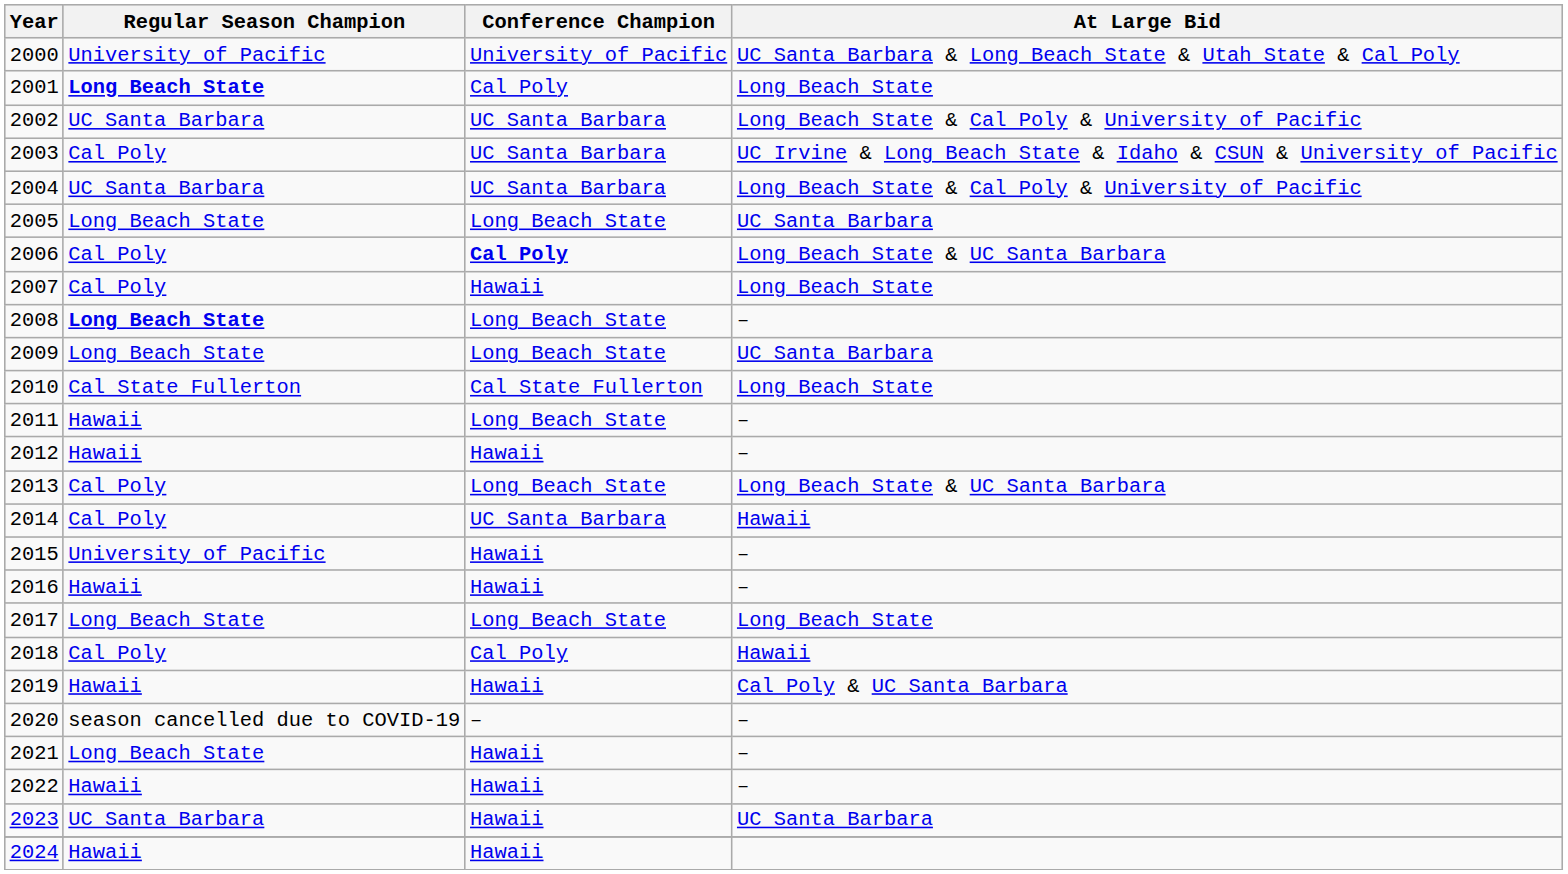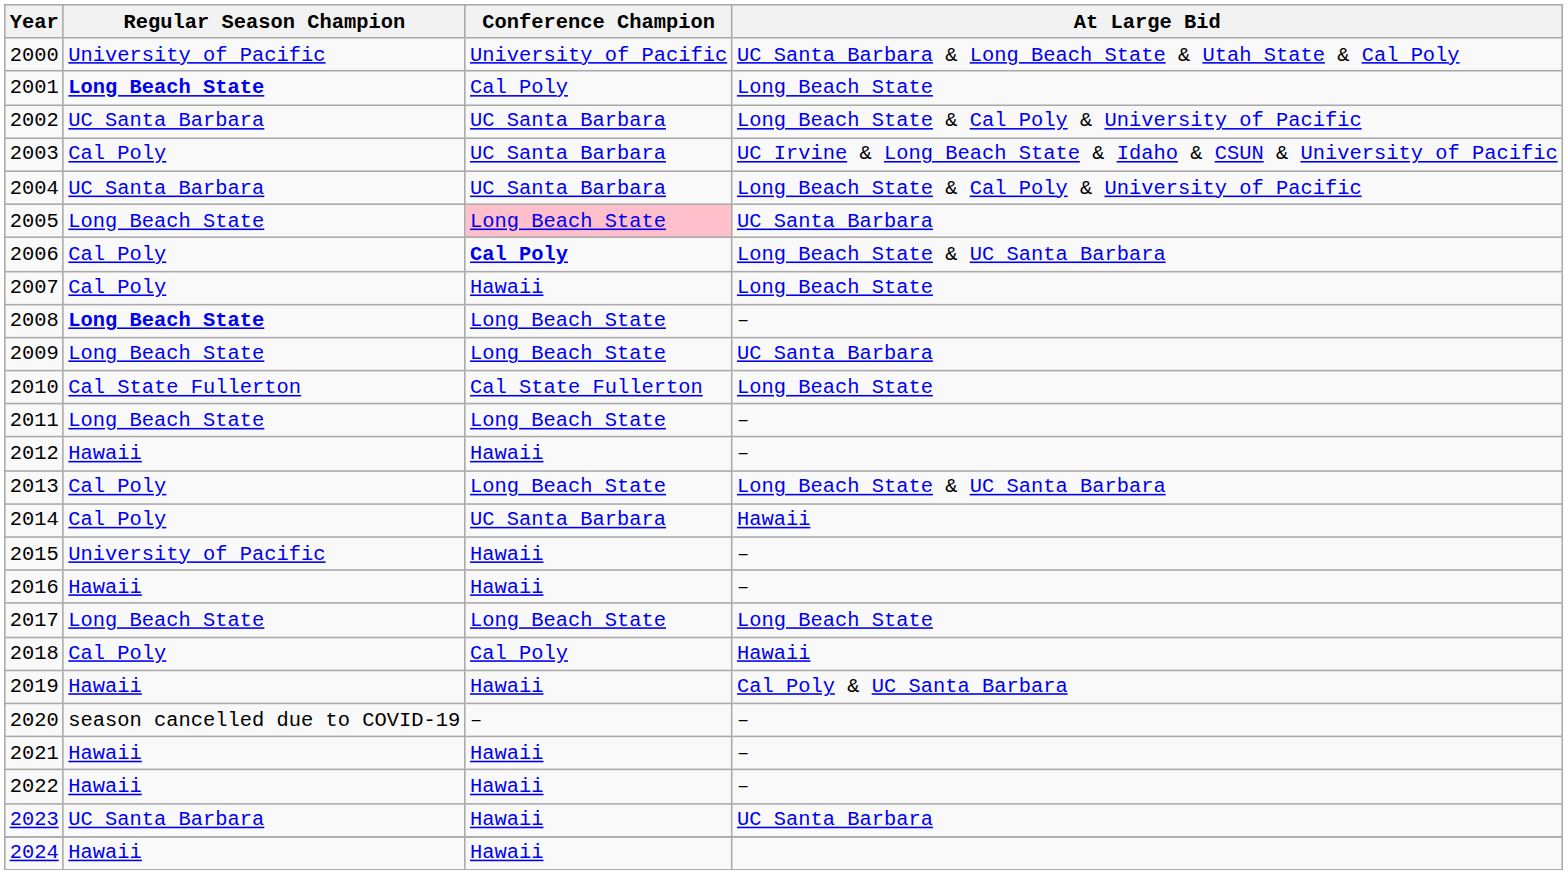(568, 221) no background -> (568, 221) pink background
(105, 421) Hawaii -> (166, 421) Long Beach State
(166, 753) Long Beach State -> (105, 753) Hawaii
